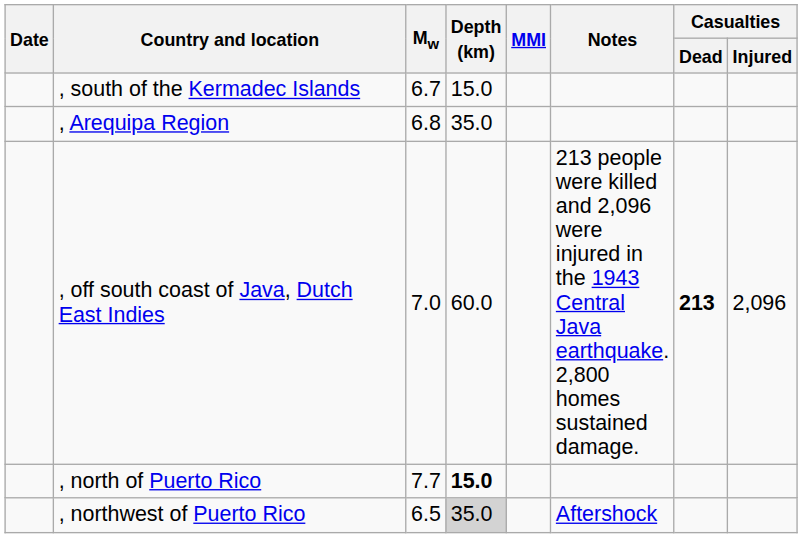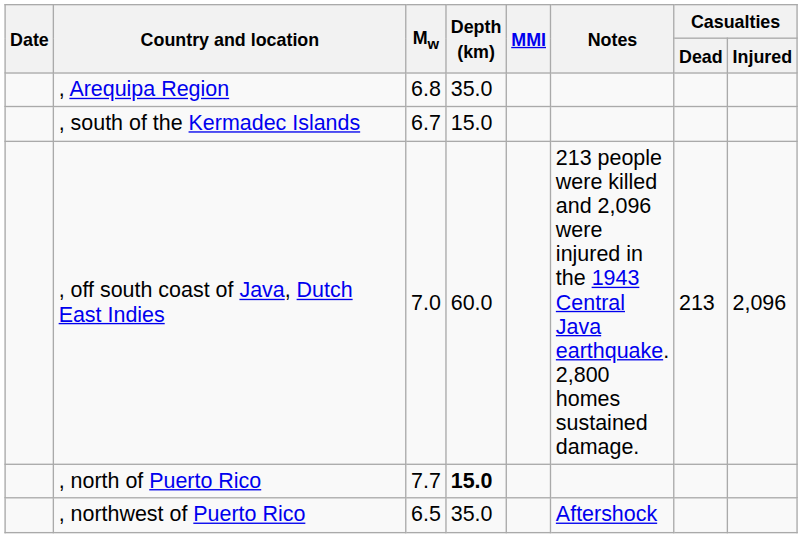rows swapped: (144, 123) <-> (209, 89)
(697, 302) bold -> (697, 302) normal
(472, 514) lightgrey background -> (472, 514) no background
